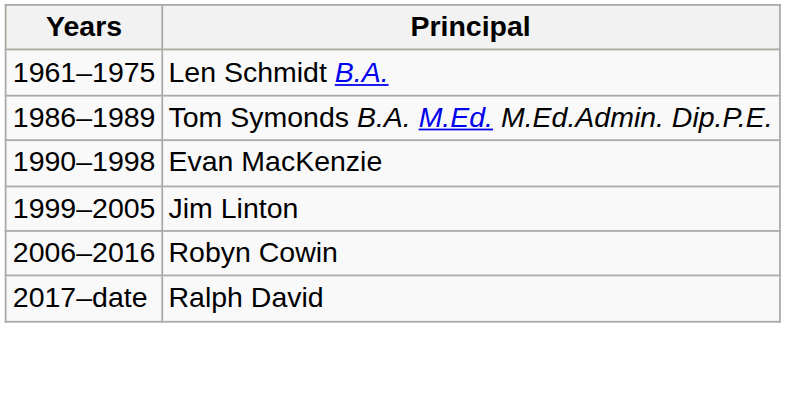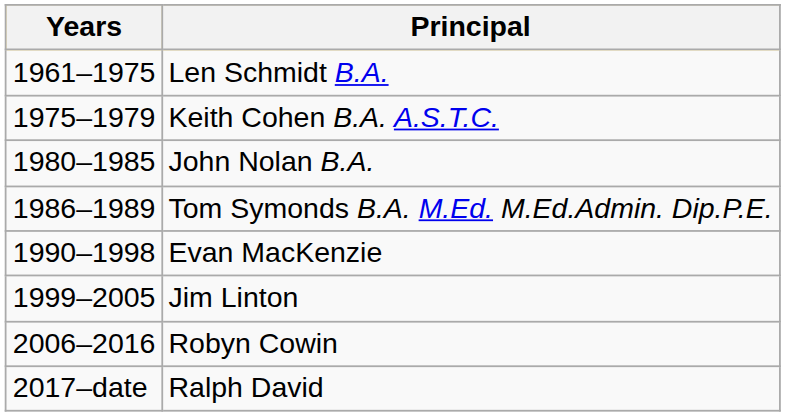+ row: (334, 117)
+ row: (271, 162)
